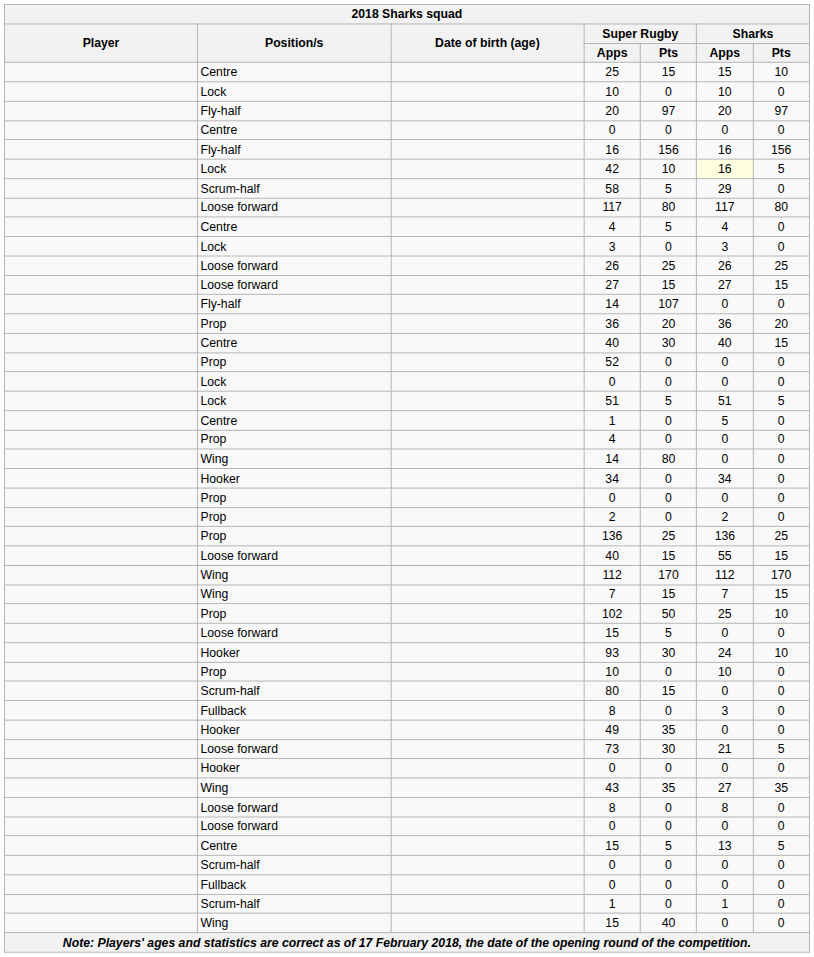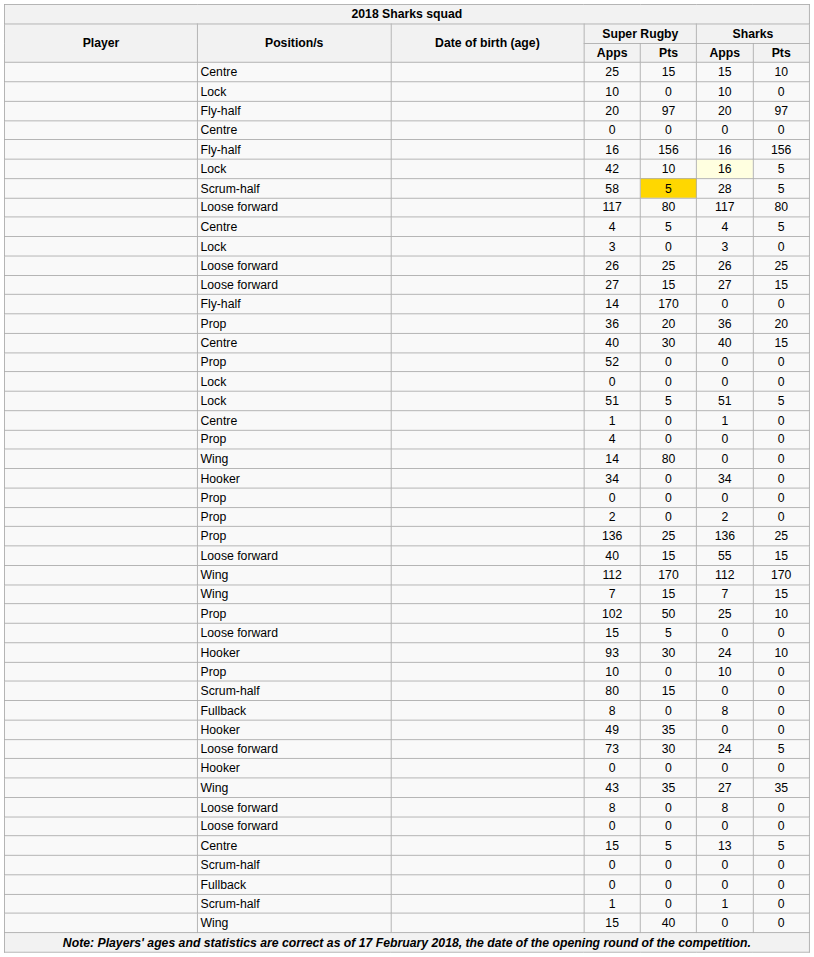(668, 189) no background -> (668, 189) gold background
(725, 189) 29 -> (725, 189) 28
(781, 189) 0 -> (781, 189) 5
(781, 227) 0 -> (781, 227) 5
(668, 305) 107 -> (668, 305) 170
(725, 421) 5 -> (725, 421) 1
(725, 711) 3 -> (725, 711) 8
(725, 749) 21 -> (725, 749) 24
